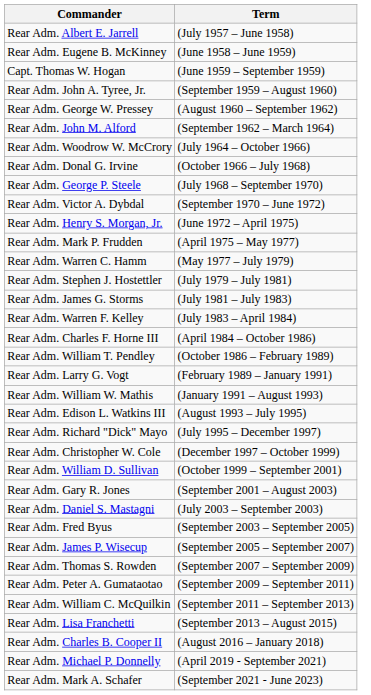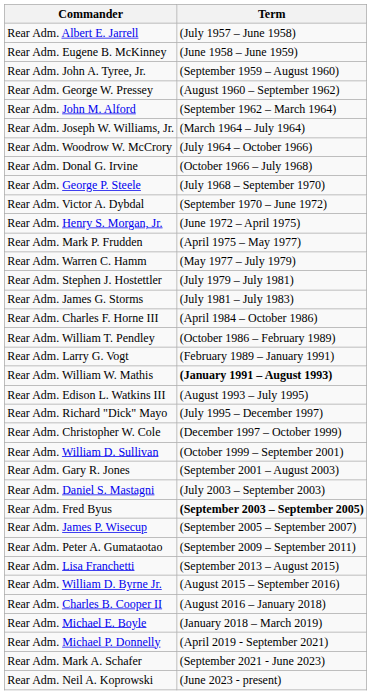- row: (66, 71)
+ row: (91, 128)
- row: (75, 318)
(250, 394) normal -> (256, 375) bold
(266, 527) normal -> (272, 508) bold
- row: (82, 565)
- row: (89, 603)
+ row: (84, 584)
+ row: (77, 623)
+ row: (80, 680)
